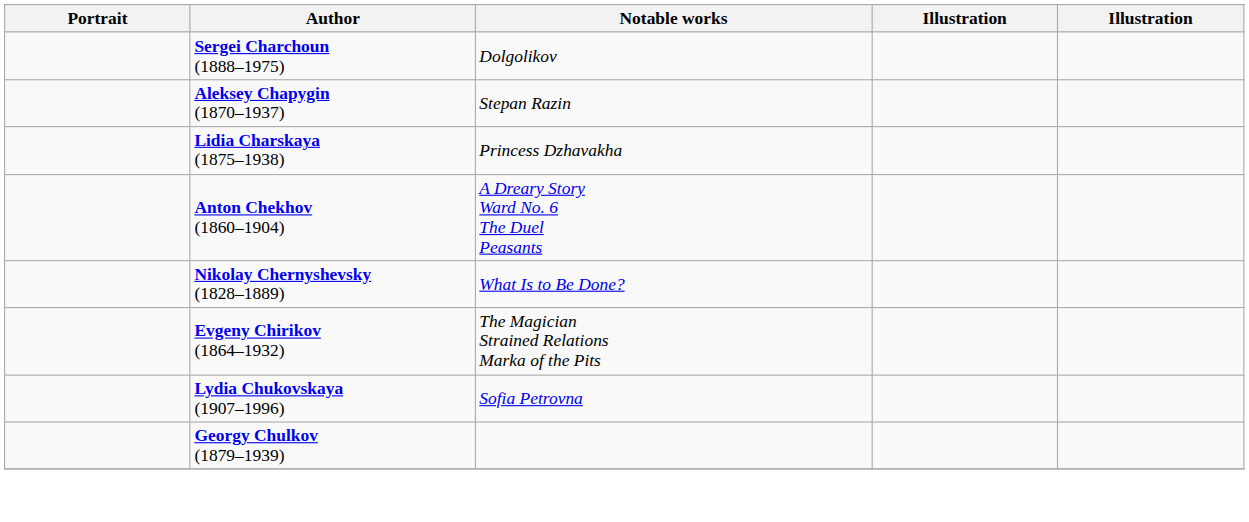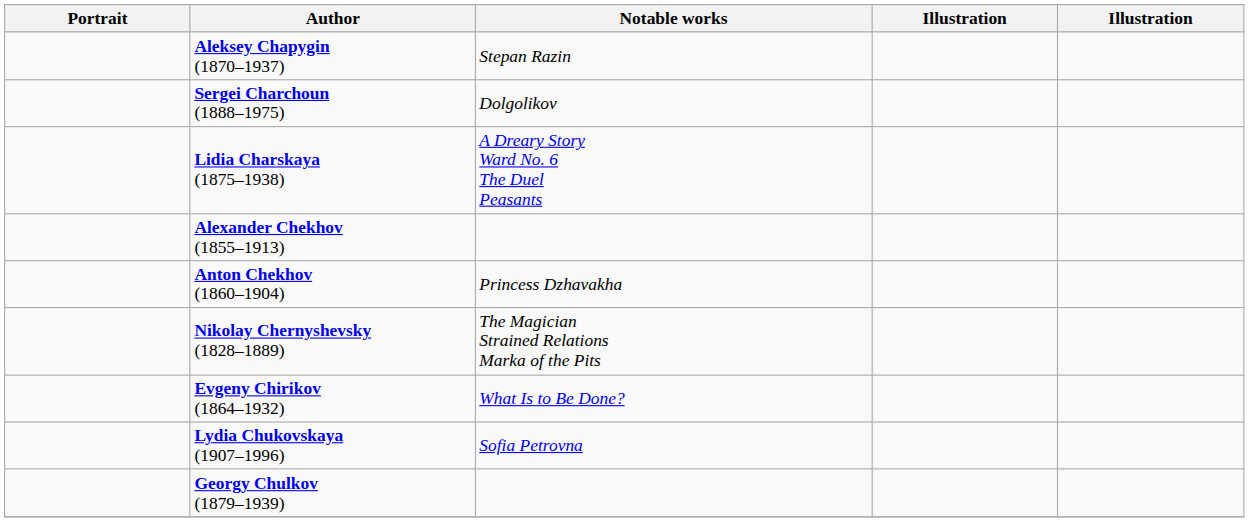rows swapped: (262, 103) <-> (262, 55)
(551, 150) Princess Dzhavakha -> (532, 169) A Dreary Story Ward No. 6 The Duel Peasants
+ row: (269, 236)
(532, 217) A Dreary Story Ward No. 6 The Duel Peasants -> (551, 284) Princess Dzhavakha
(552, 284) What Is to Be Done? -> (544, 341) The Magician Strained Relations Marka of the Pits
(544, 341) The Magician Strained Relations Marka of the Pits -> (552, 398) What Is to Be Done?
